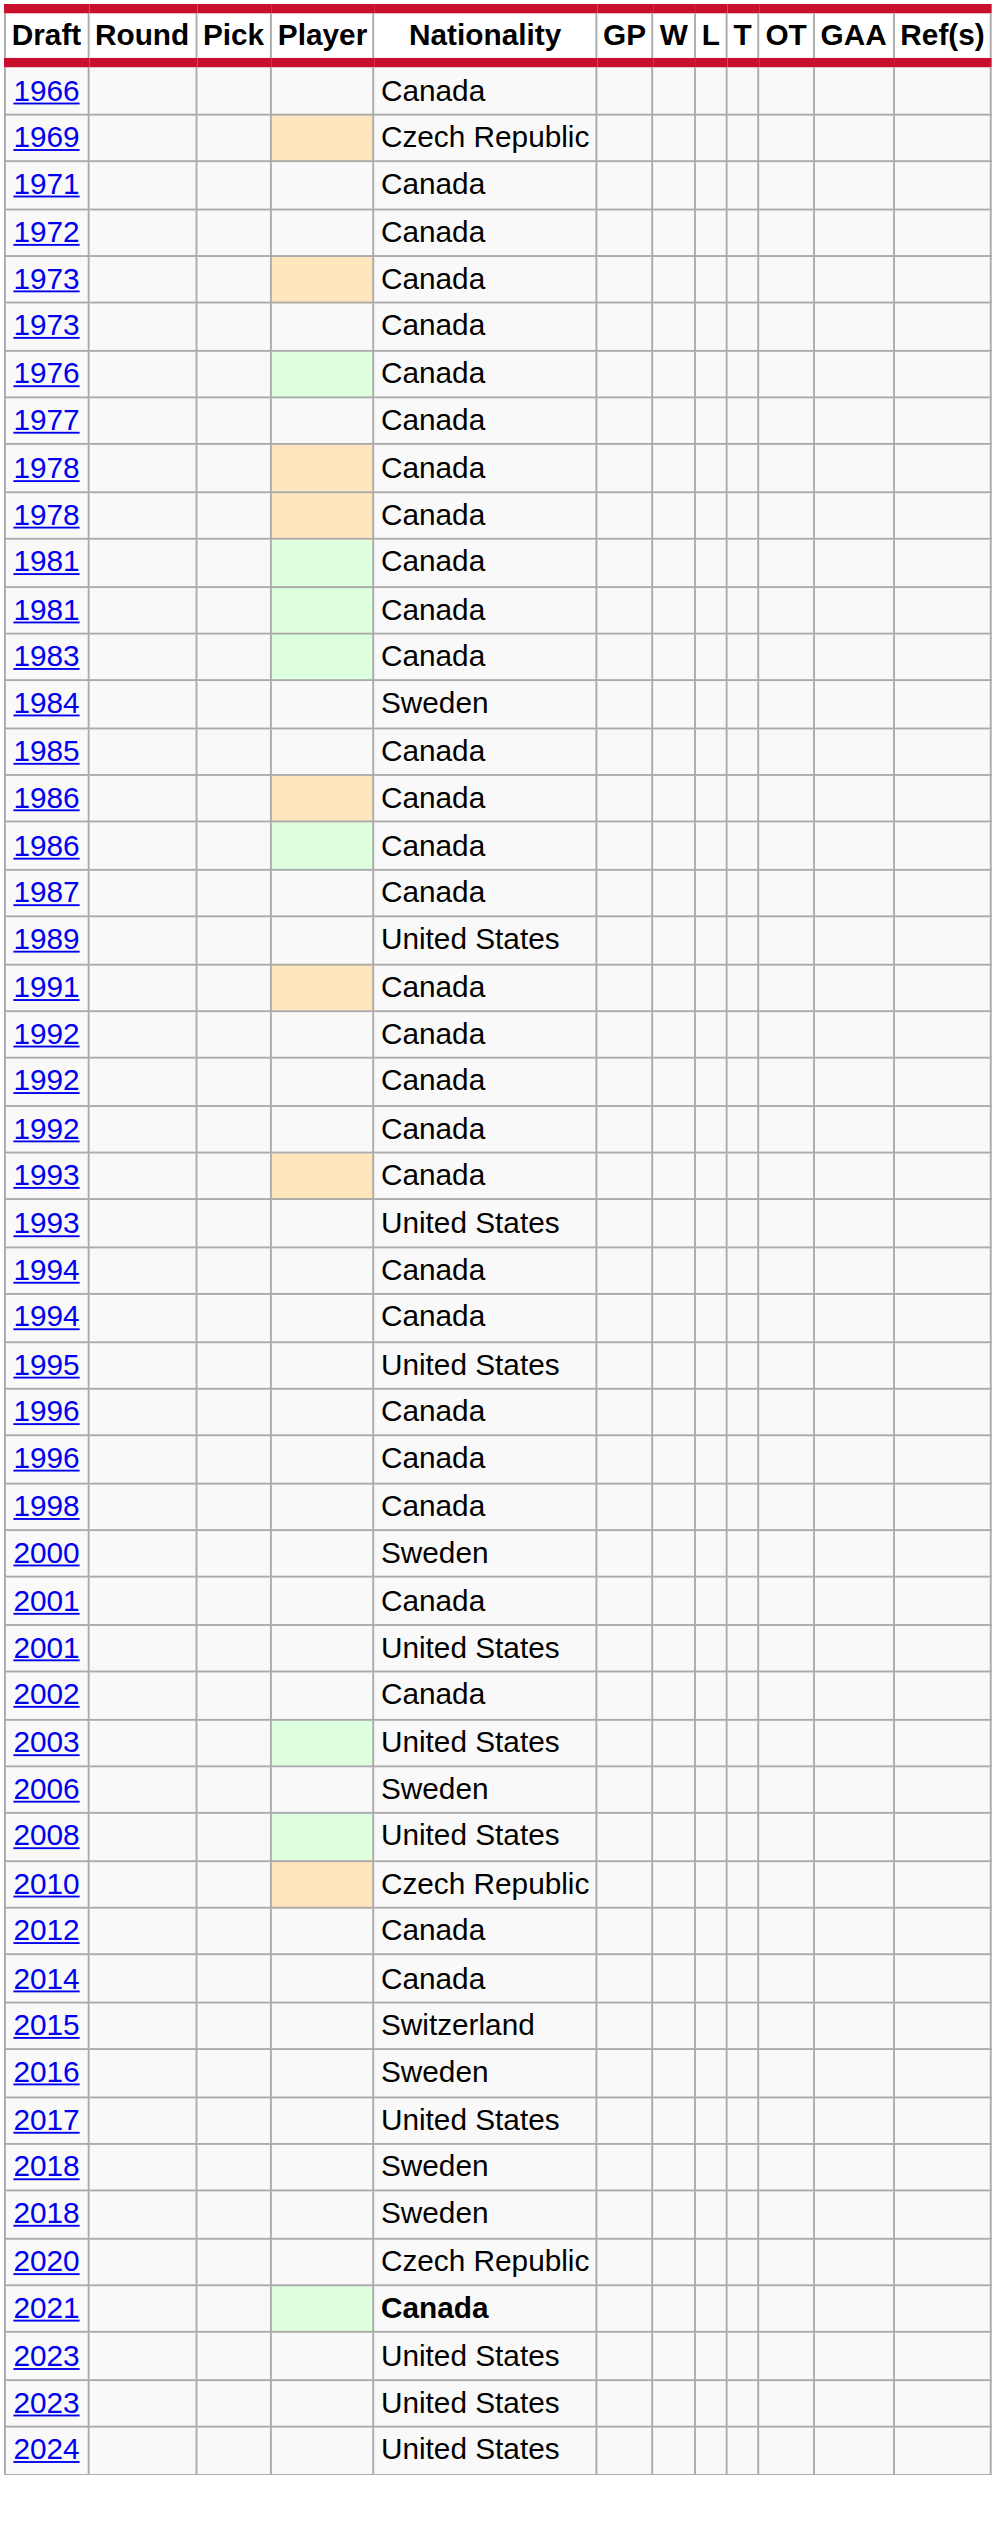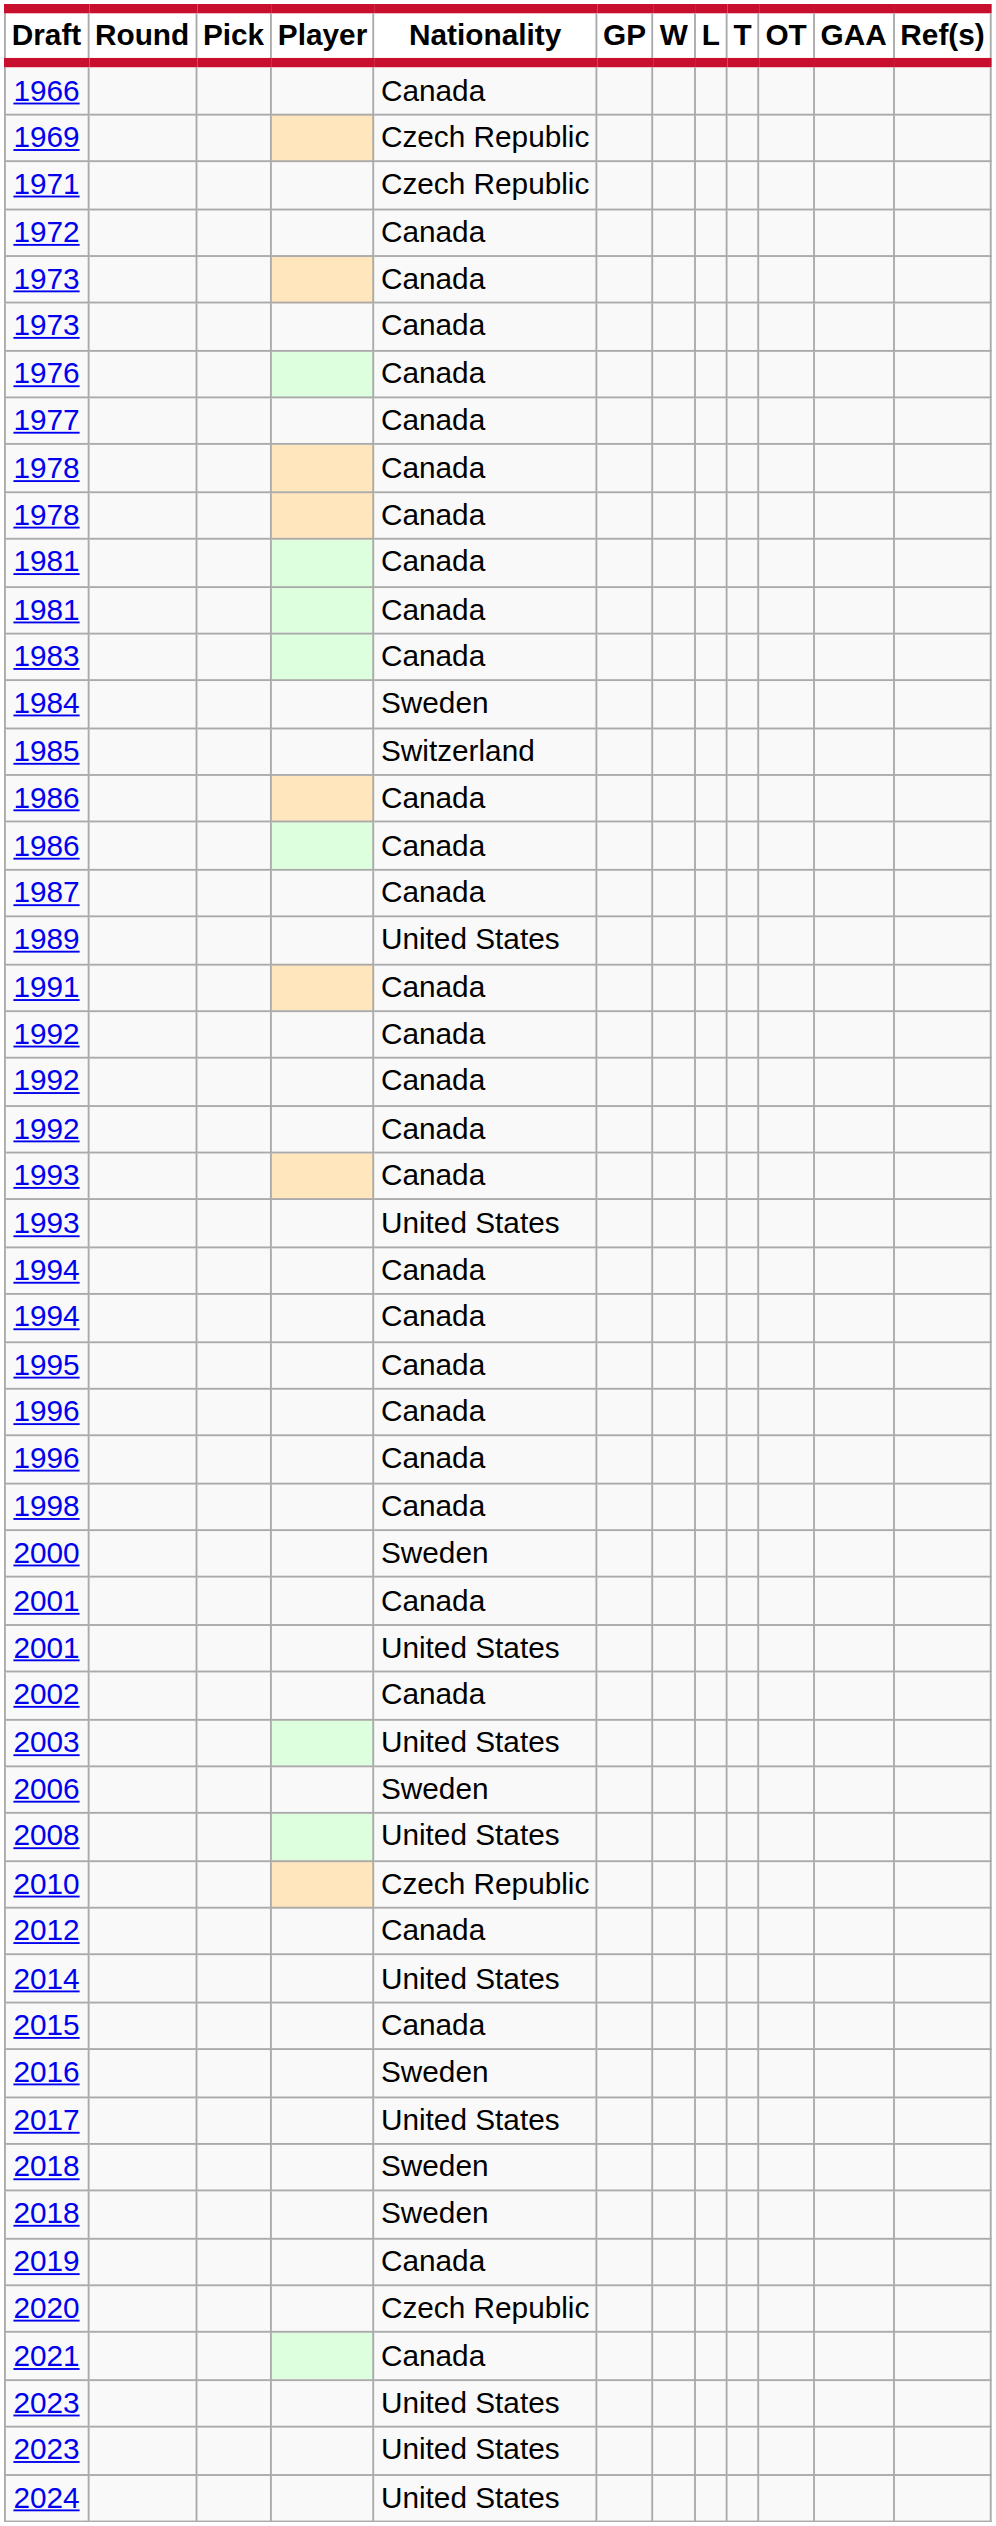(433, 184) Canada -> (485, 184) Czech Republic
(433, 750) Canada -> (458, 750) Switzerland
(470, 1364) United States -> (433, 1364) Canada
(433, 1978) Canada -> (470, 1978) United States
(458, 2025) Switzerland -> (433, 2025) Canada
+ row: (47, 2261)
(435, 2308) bold -> (433, 2355) normal
